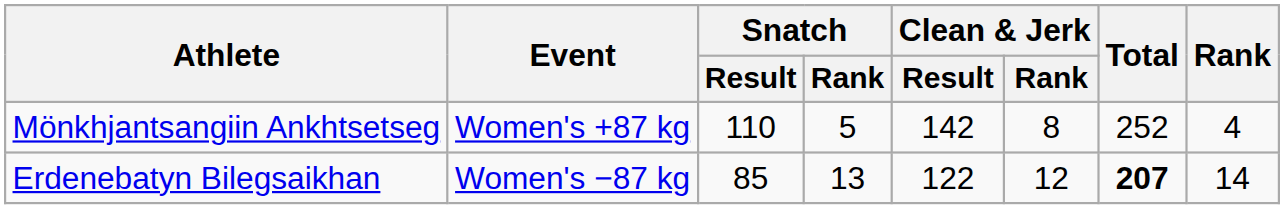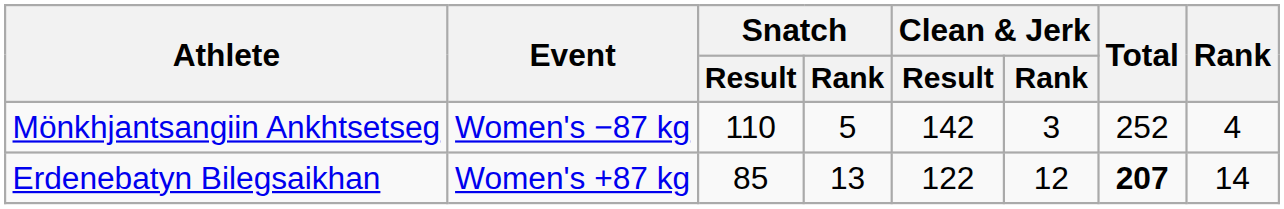(573, 128) Women's +87 kg -> (573, 128) Women's −87 kg
(1051, 128) 8 -> (1051, 128) 3
(573, 178) Women's −87 kg -> (573, 178) Women's +87 kg
